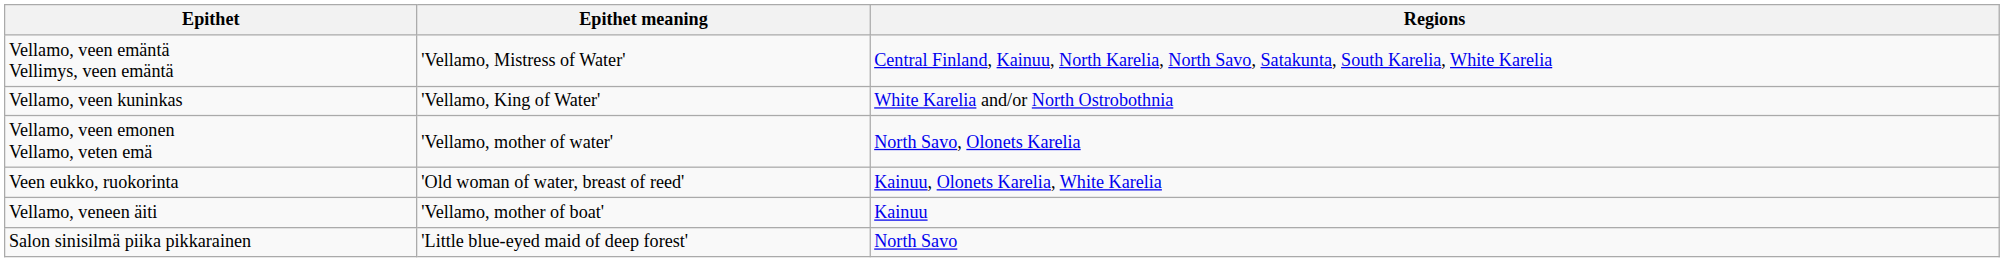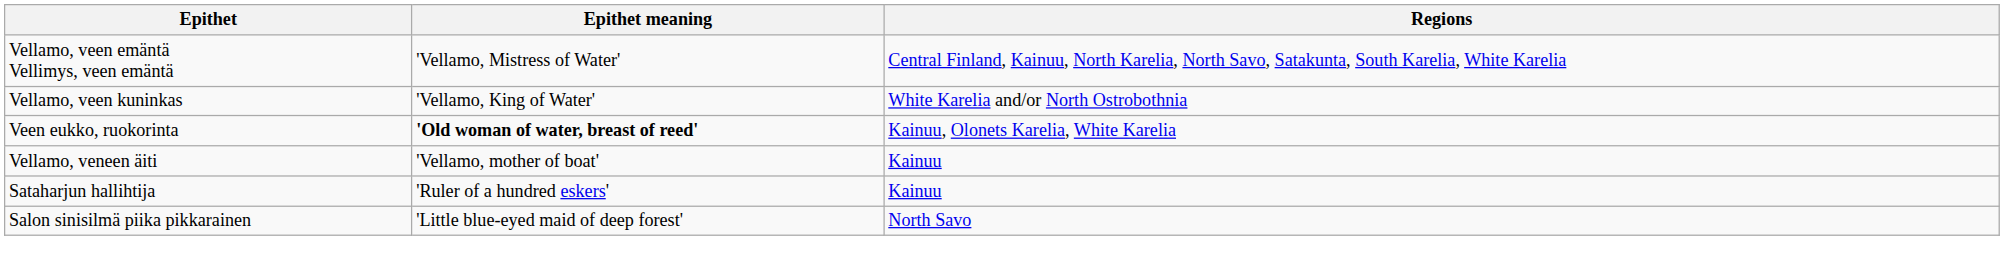- row: (92, 141)
(553, 182) normal -> (557, 131) bold
+ row: (82, 190)
